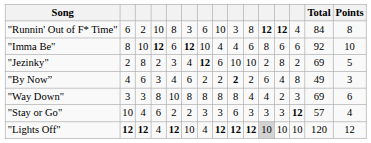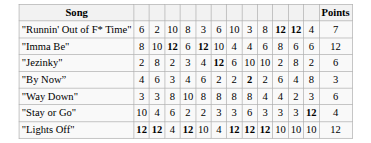- column: (319, 12)
(350, 29) 8 -> (336, 29) 7
(350, 46) 10 -> (336, 46) 12
(350, 63) 5 -> (336, 63) 6
(266, 130) lightgrey background -> (280, 130) no background
